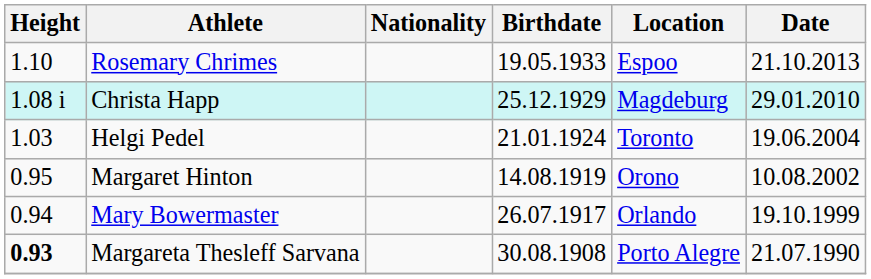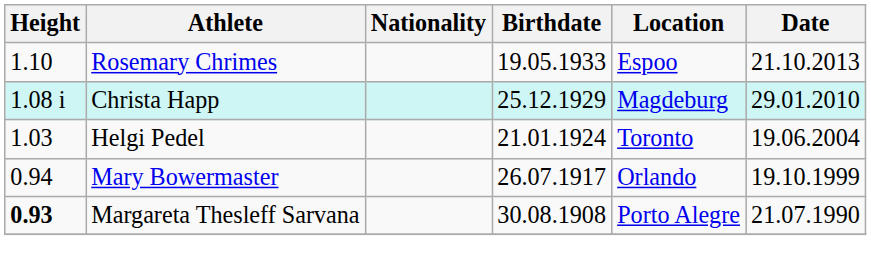- row: (172, 176)
